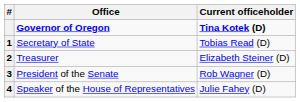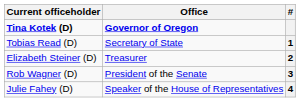columns swapped: (9, 12) <-> (246, 12)
